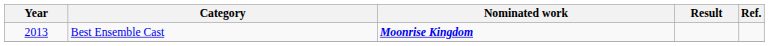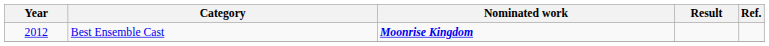(36, 32) 2013 -> (36, 32) 2012
